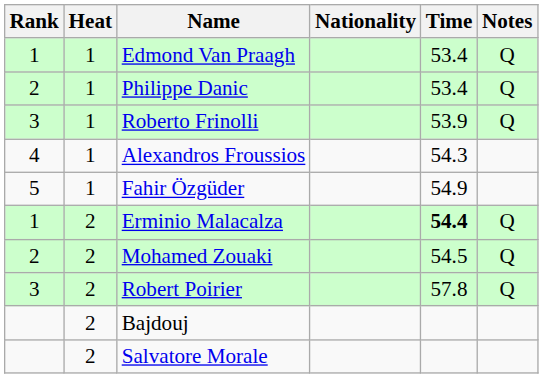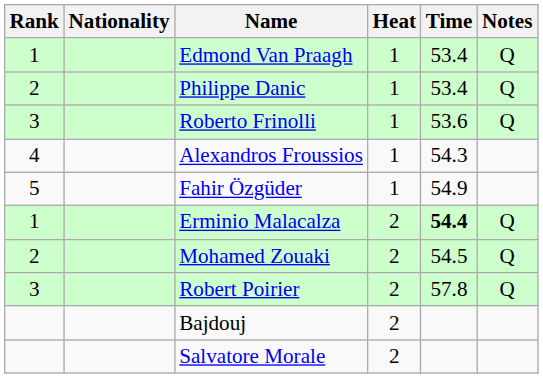columns swapped: (90, 21) <-> (366, 21)
(449, 121) 53.9 -> (449, 121) 53.6
